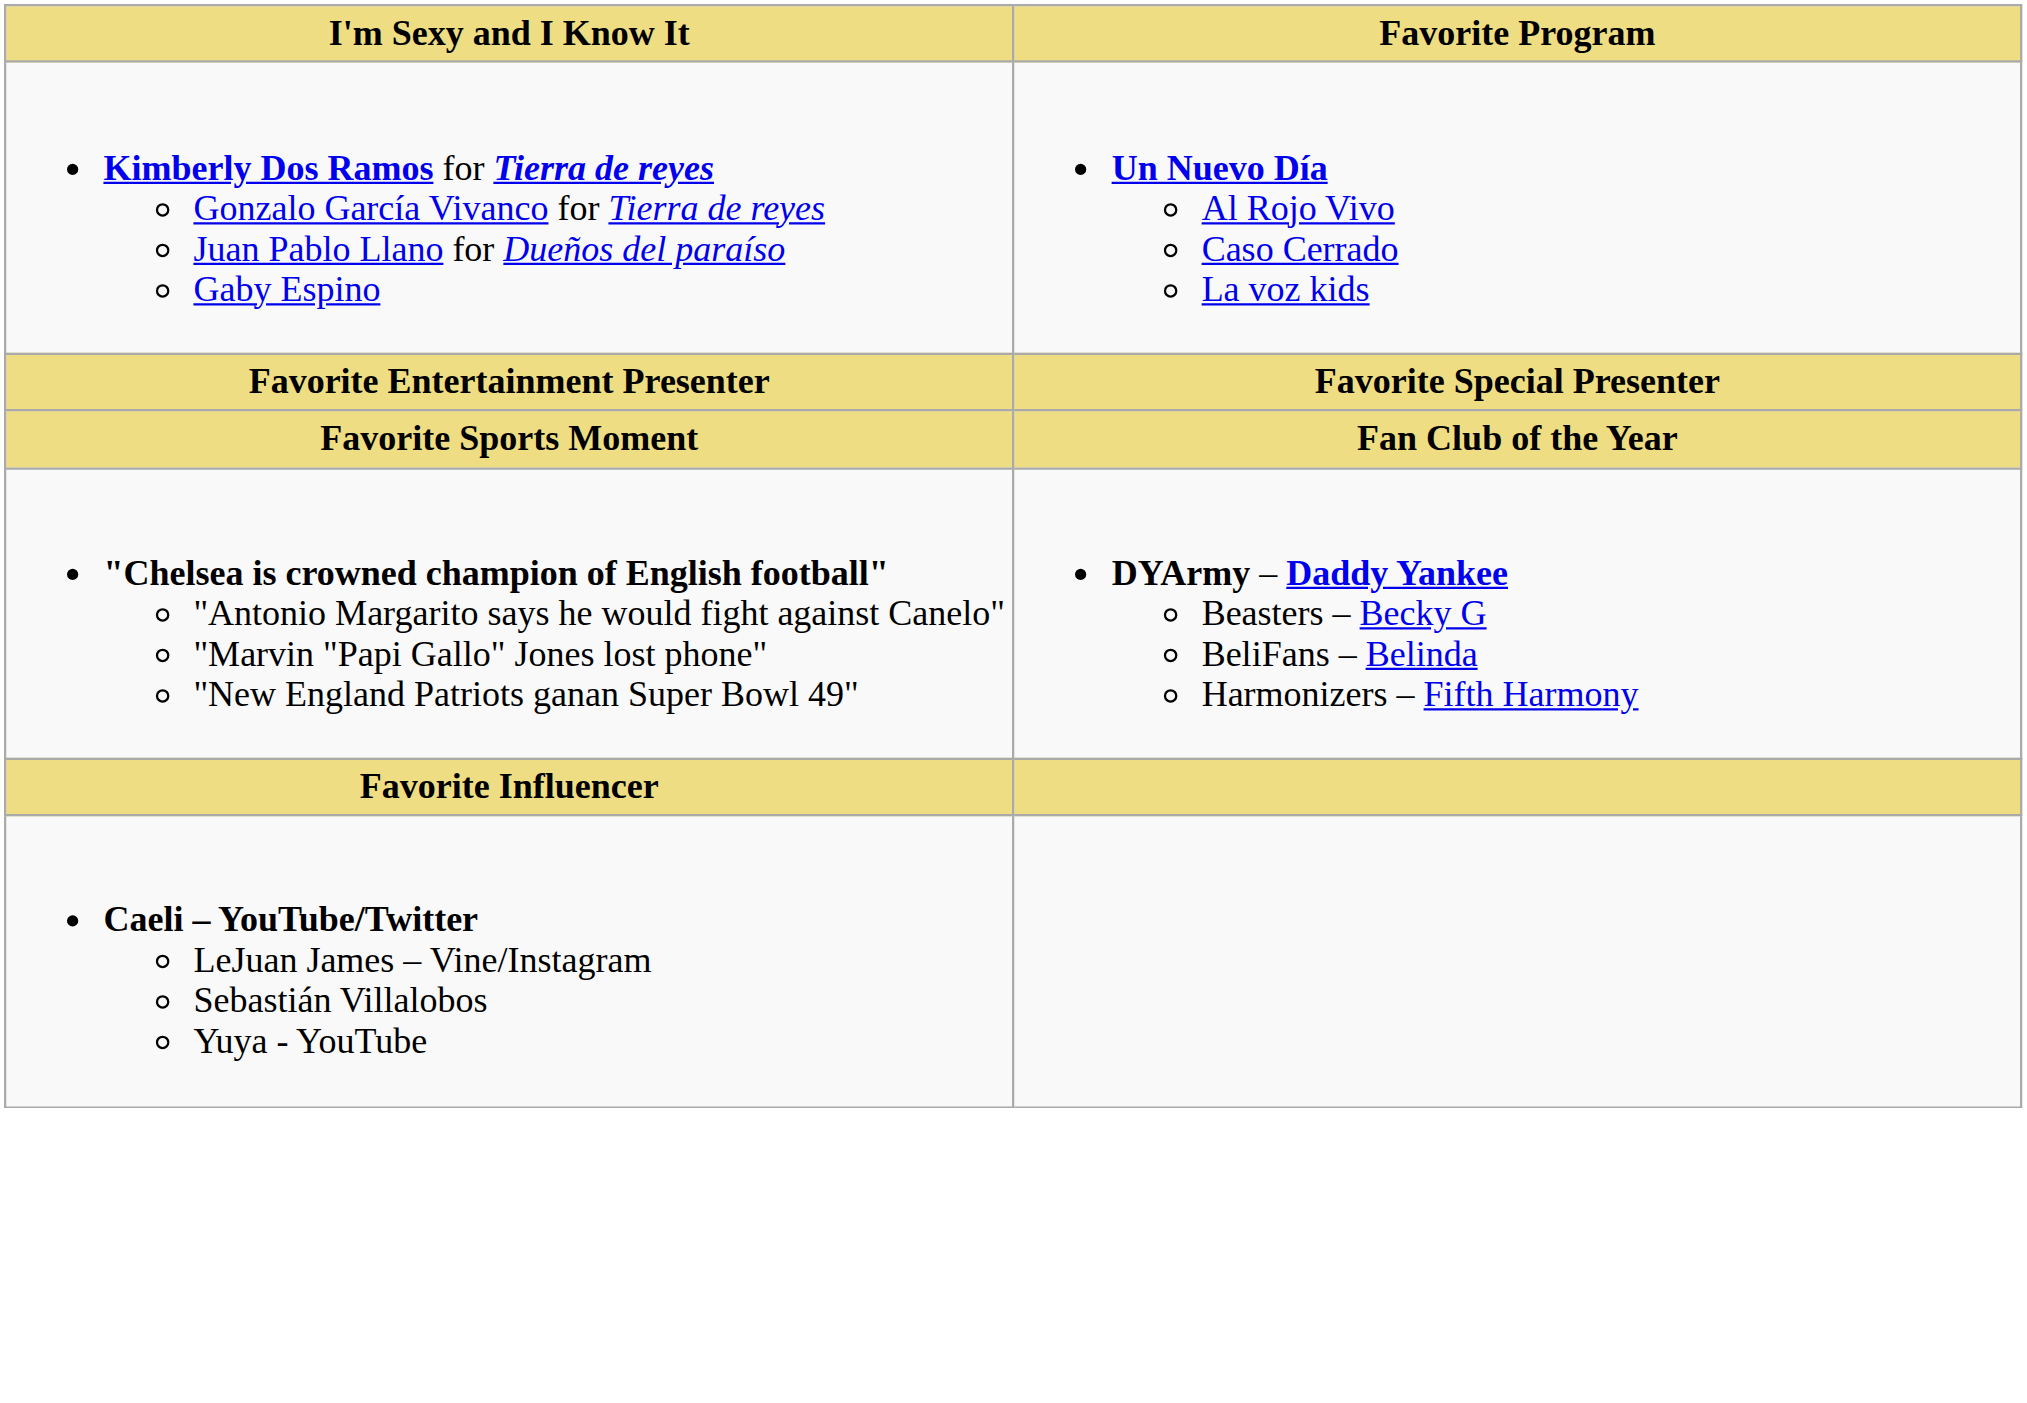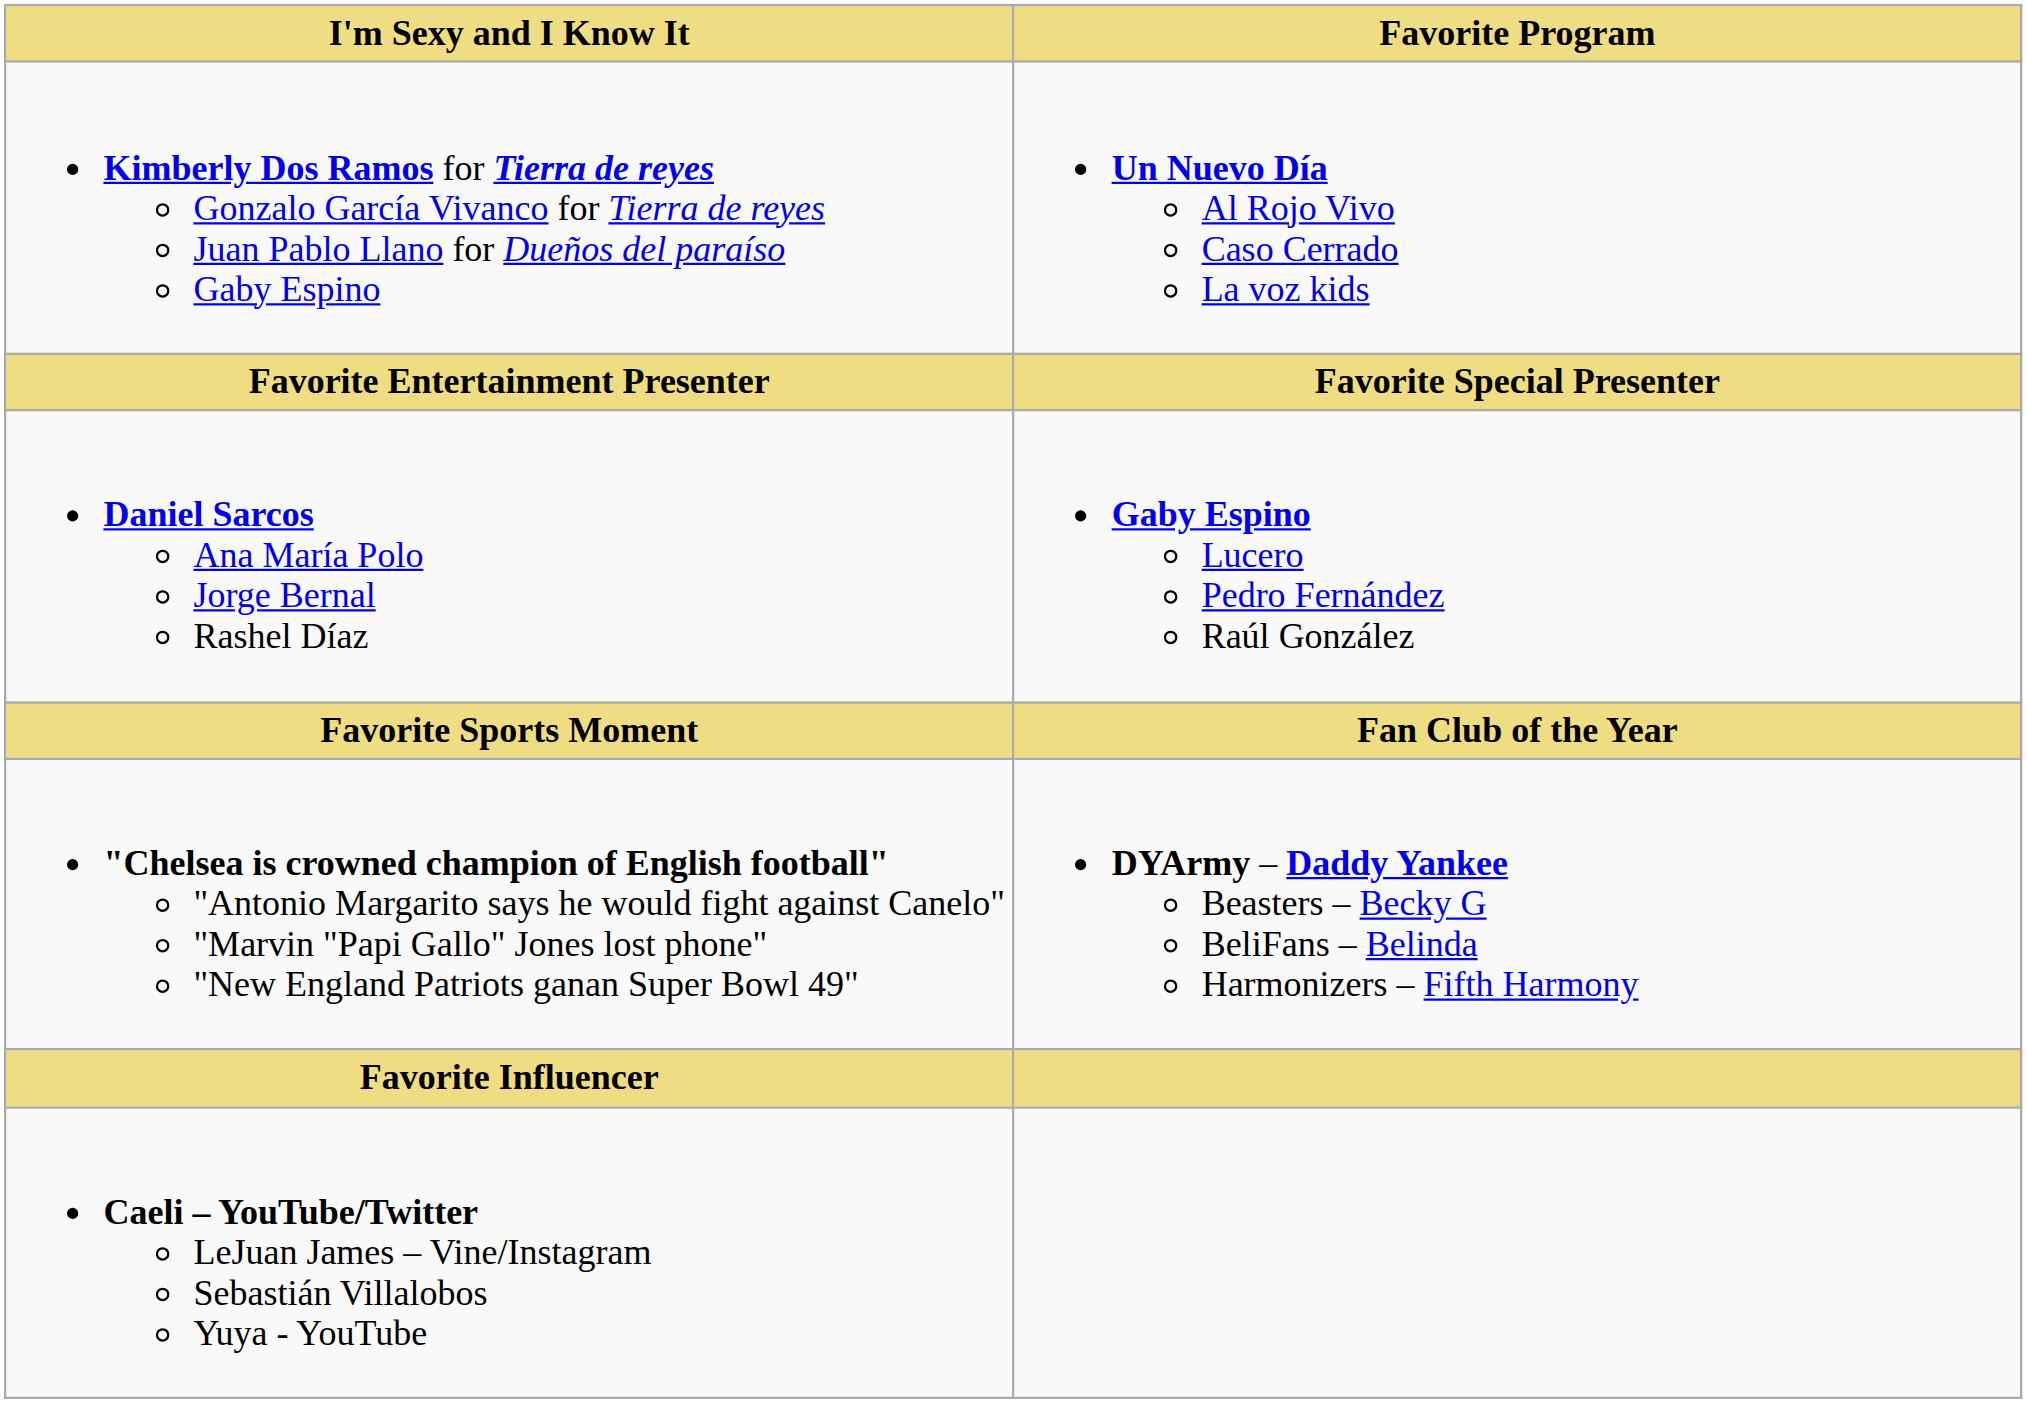+ row: (509, 576)
